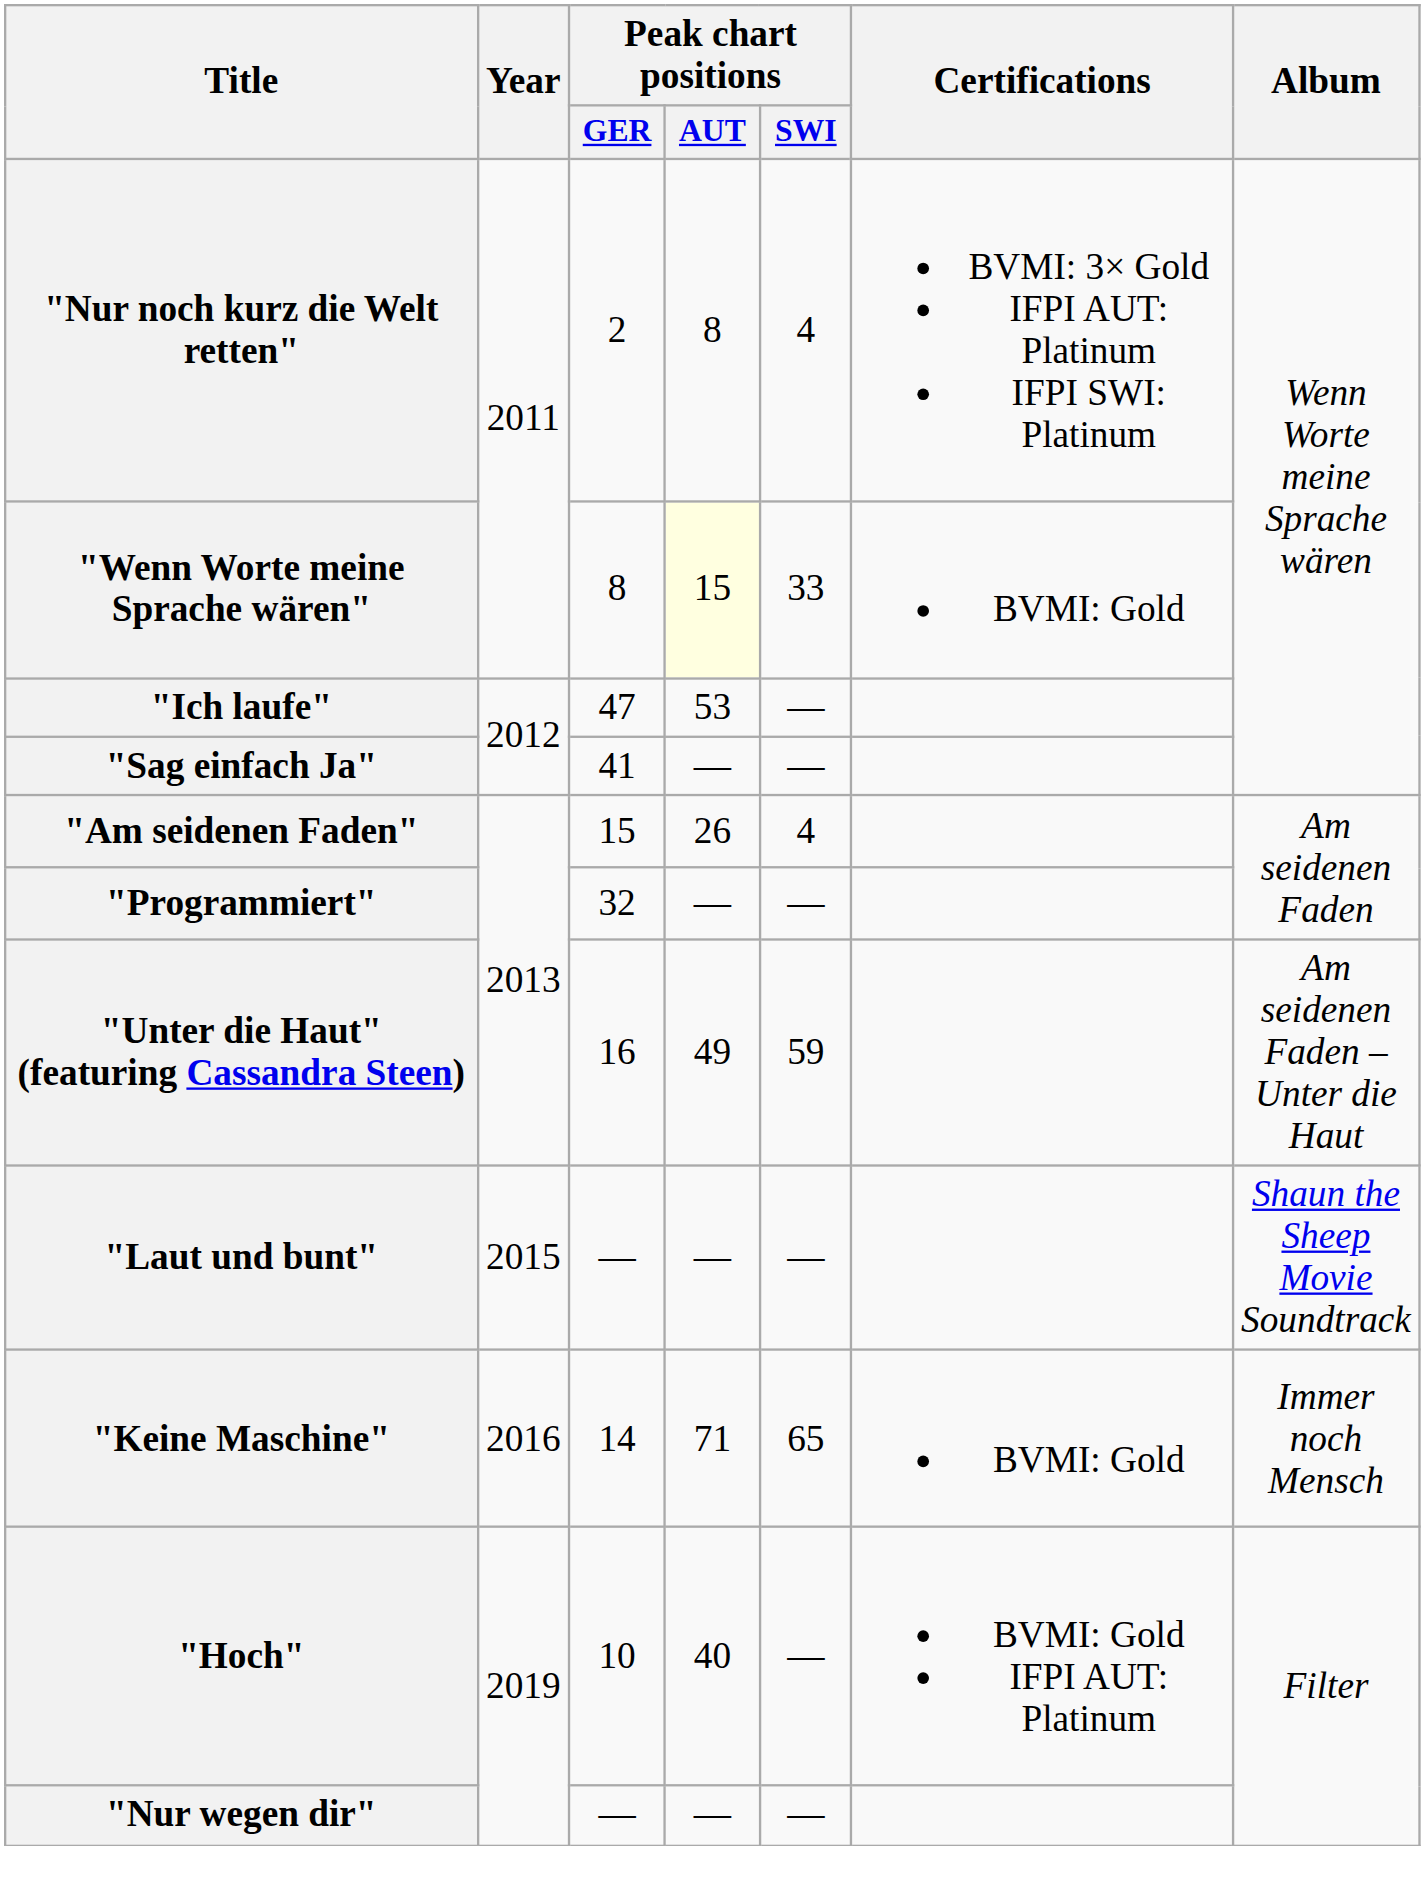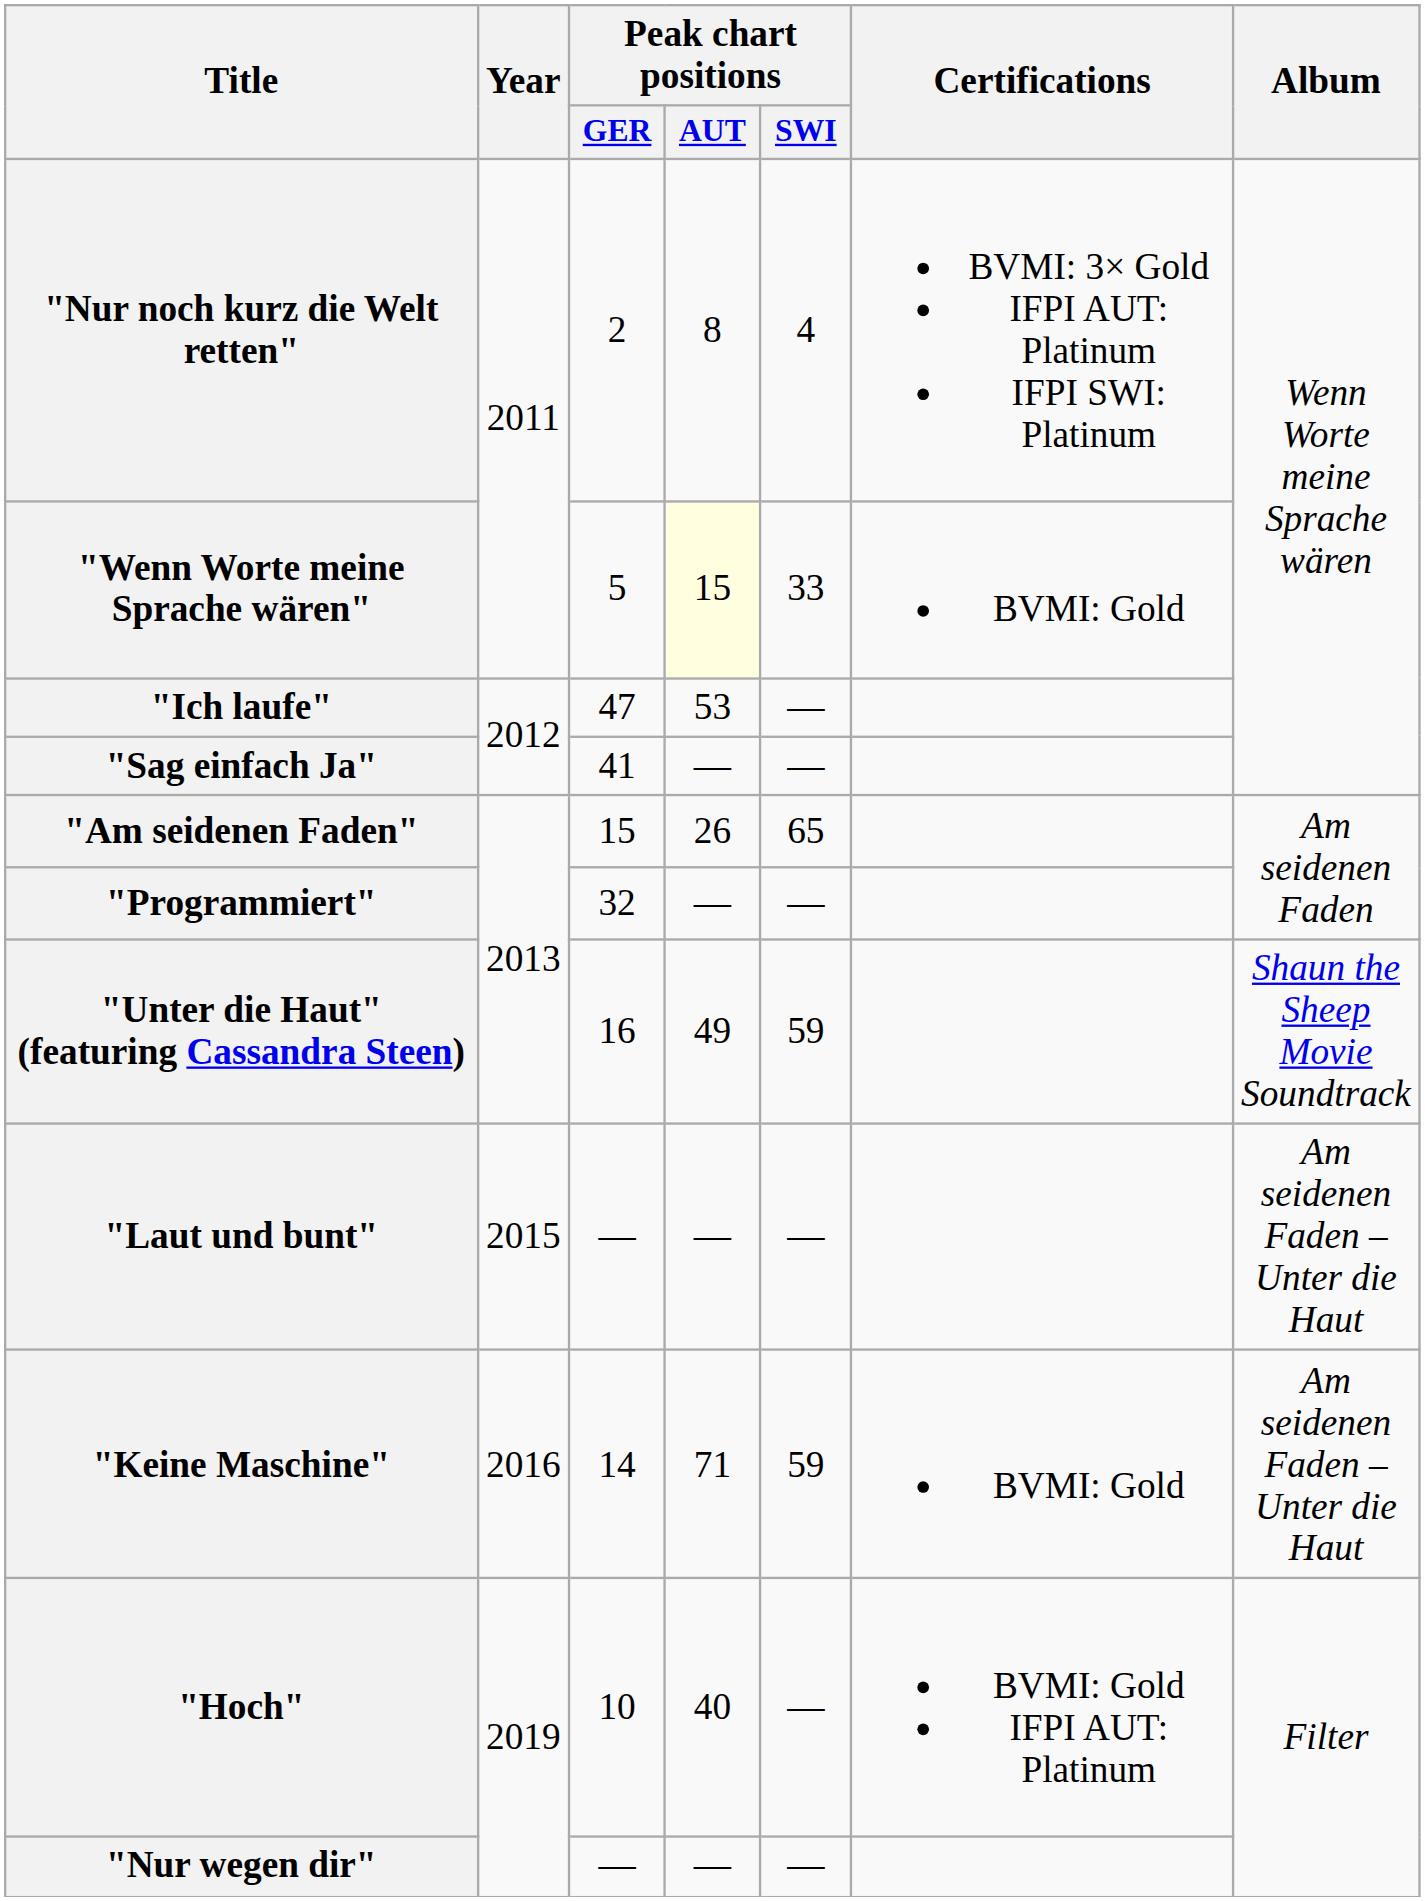(617, 589) 8 -> (617, 589) 5
(806, 830) 4 -> (806, 830) 65
(1326, 1051) Am seidenen Faden – Unter die Haut -> (1326, 1030) Shaun the Sheep Movie Soundtrack
(1326, 1257) Shaun the Sheep Movie Soundtrack -> (1326, 1236) Am seidenen Faden – Unter die Haut
(806, 1437) 65 -> (806, 1463) 59
(1326, 1437) Immer noch Mensch -> (1326, 1463) Am seidenen Faden – Unter die Haut
